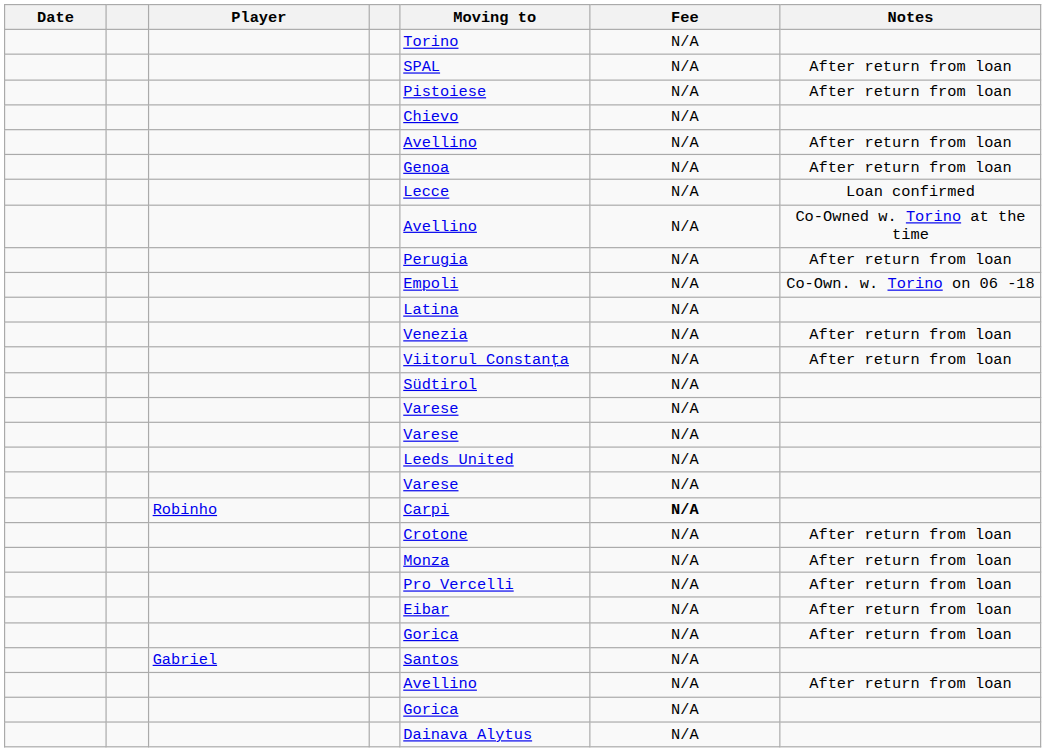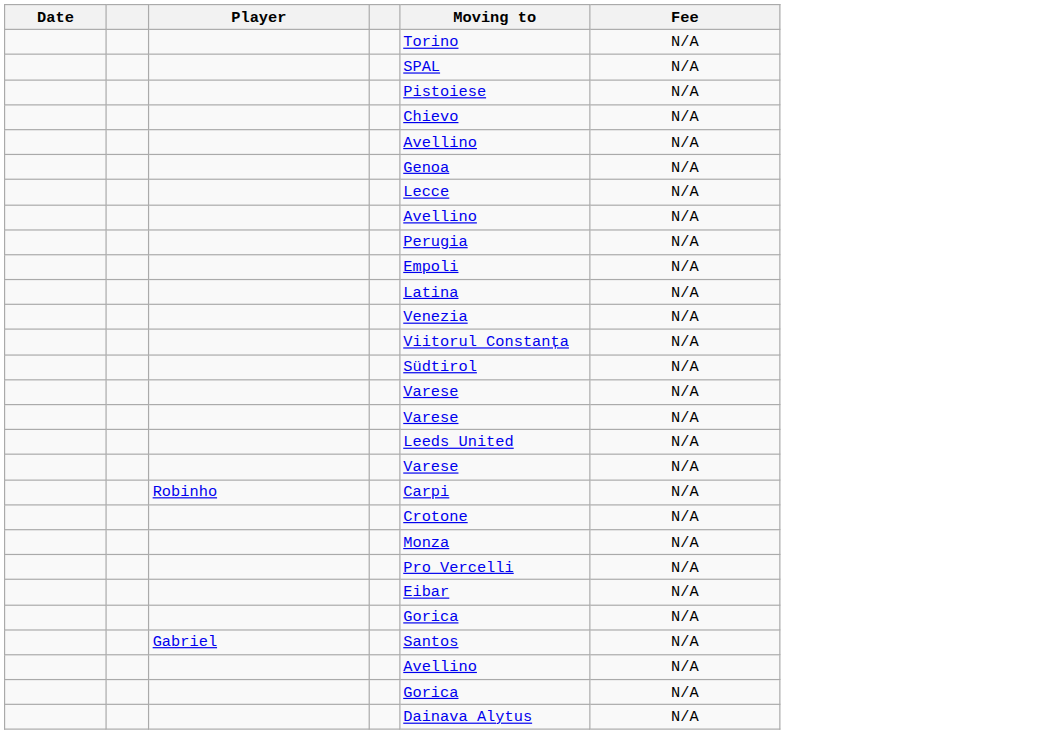- column: (910, 17)
(685, 510) bold -> (685, 492) normal
